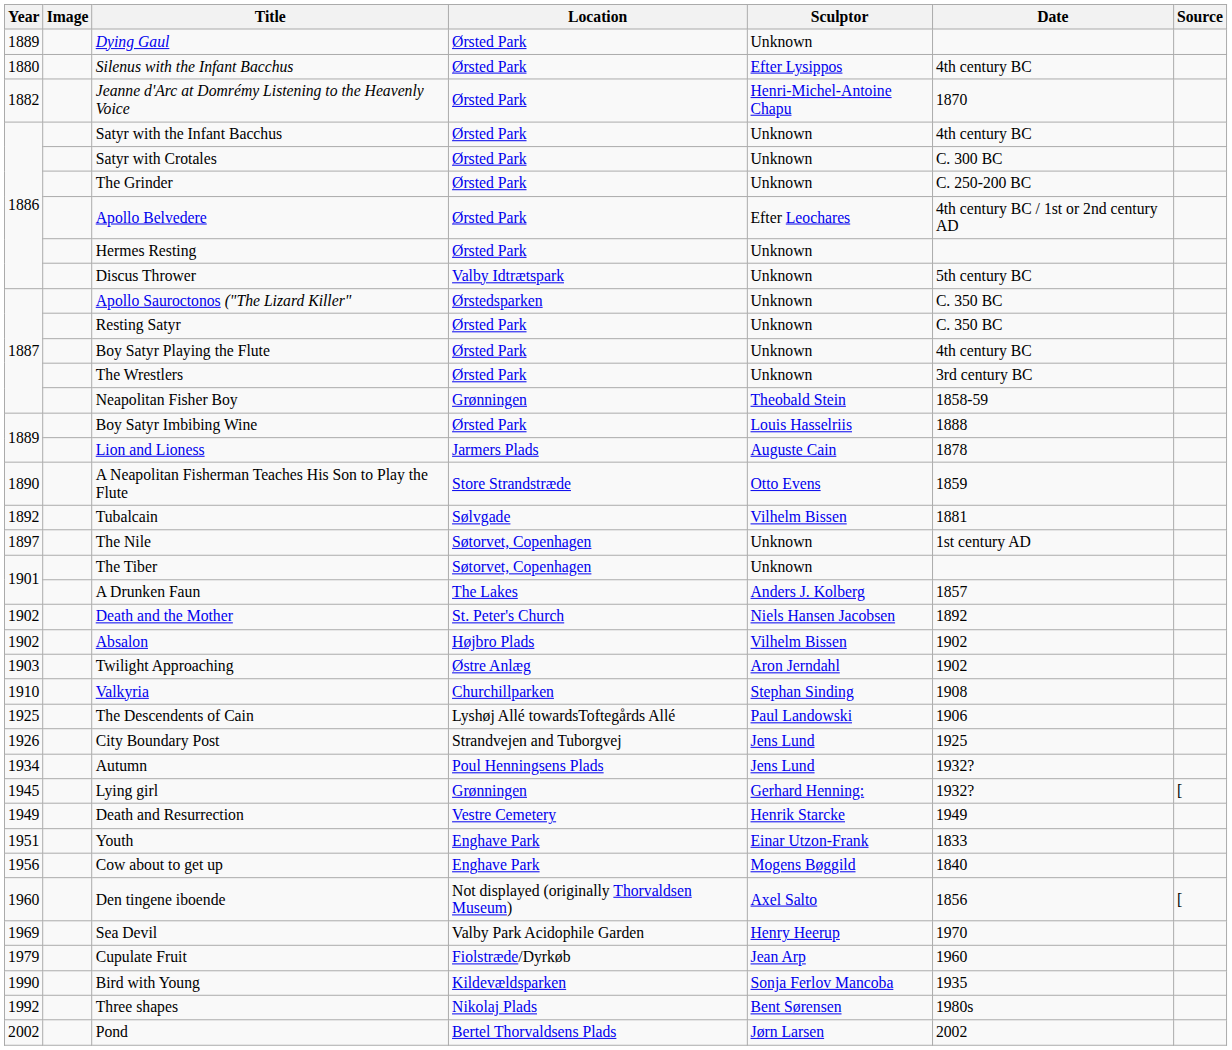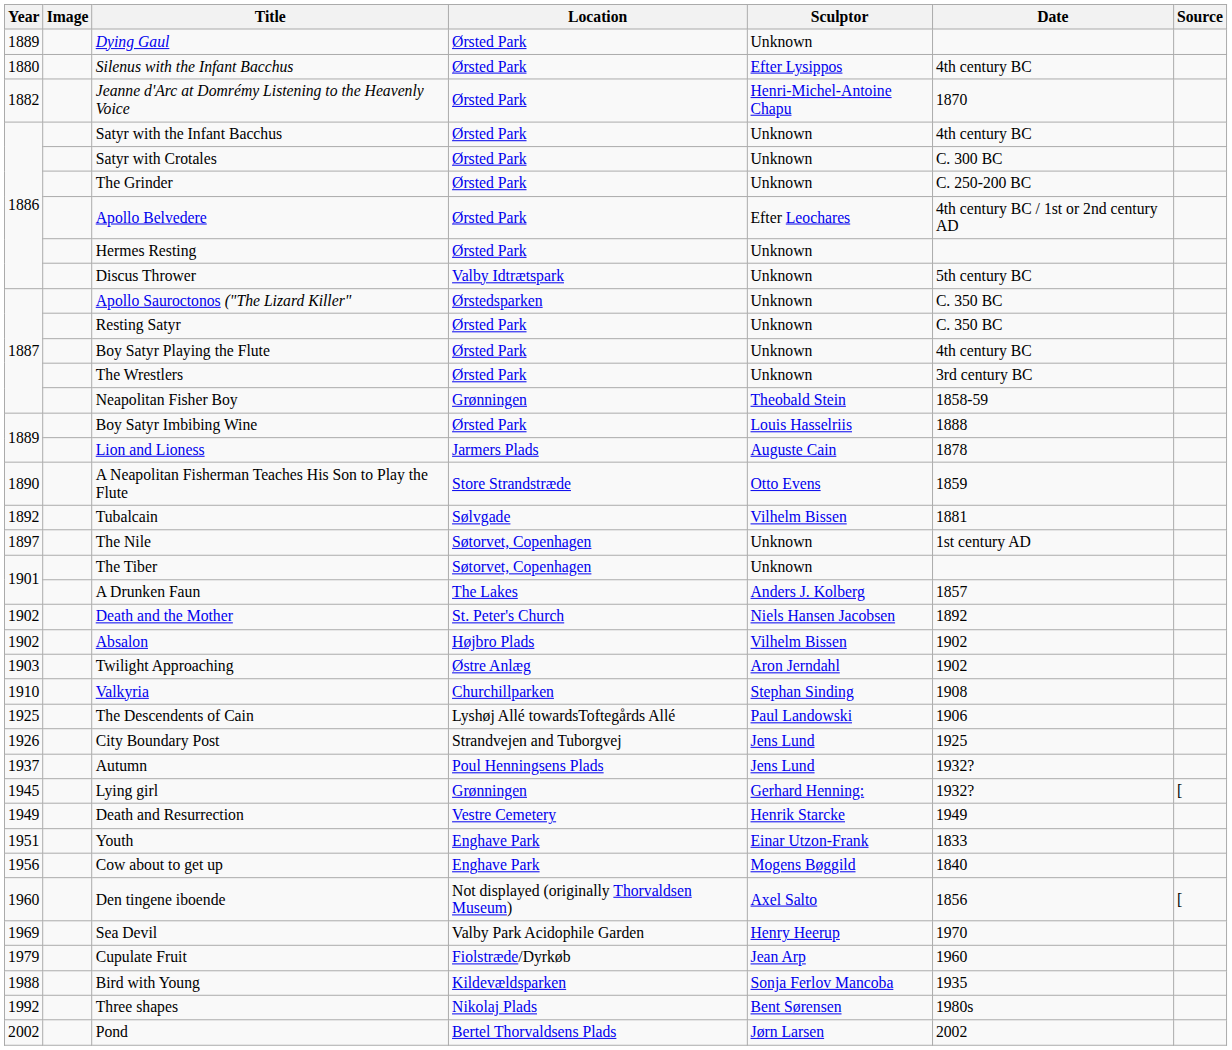(24, 766) 1934 -> (24, 766) 1937
(24, 982) 1990 -> (24, 982) 1988
